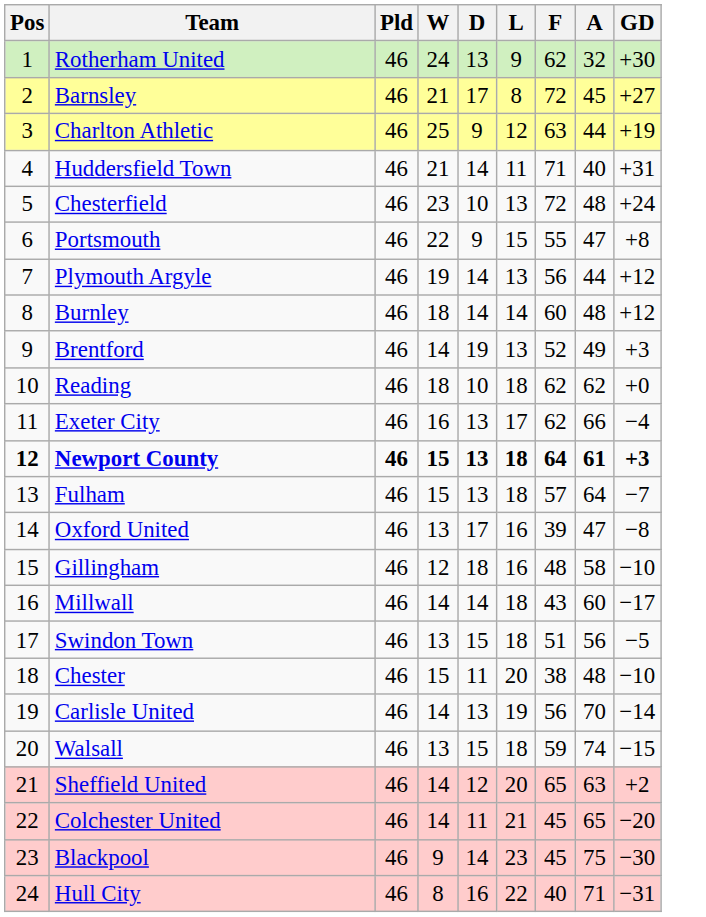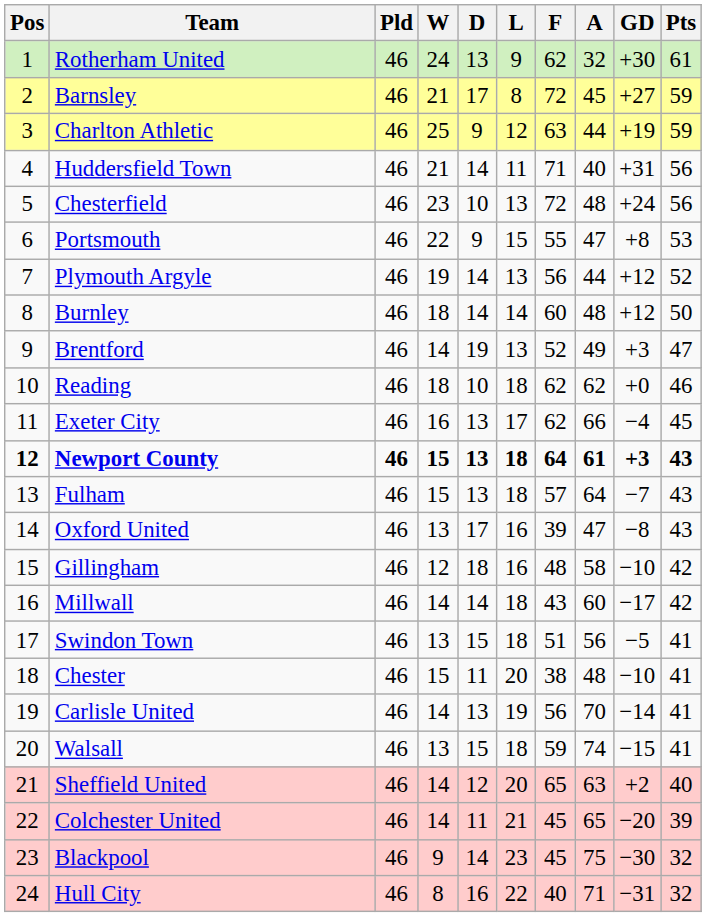+ column: (681, 22)
